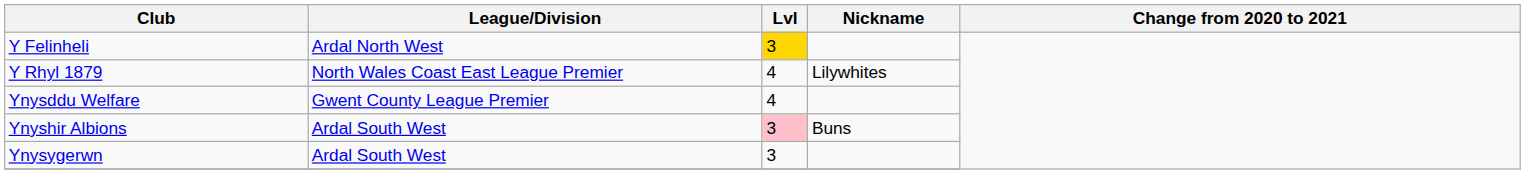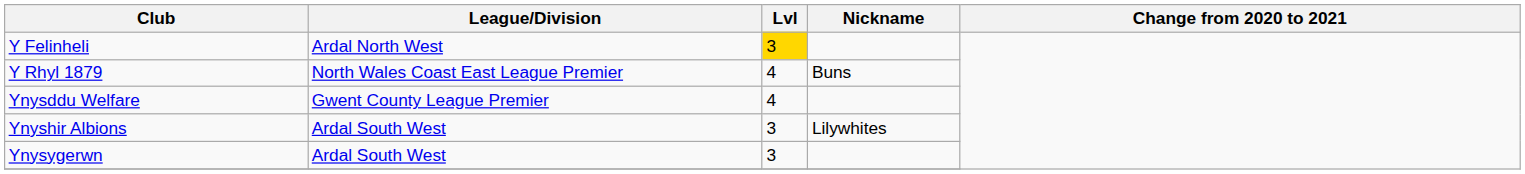(849, 73) Lilywhites -> (832, 73) Buns
(771, 128) pink background -> (771, 128) no background
(832, 128) Buns -> (849, 128) Lilywhites
